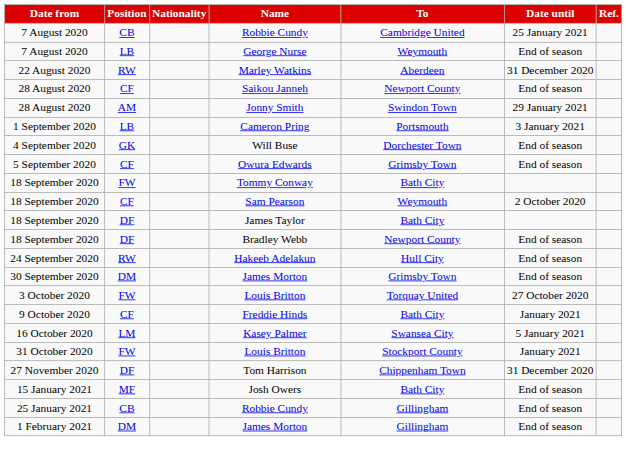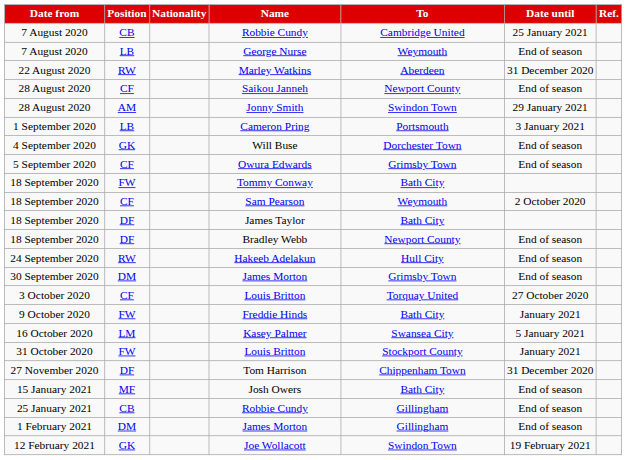(127, 295) FW -> (127, 295) CF
(127, 314) CF -> (127, 314) FW
+ row: (54, 445)
